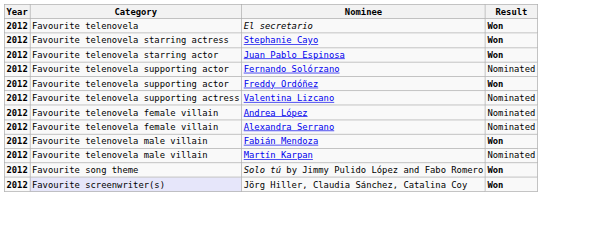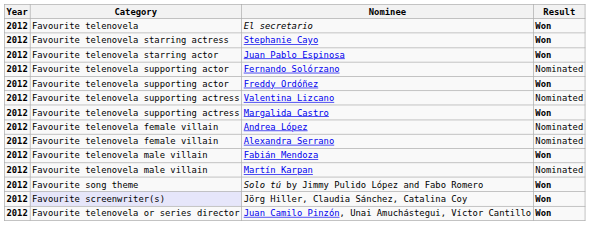+ row: (286, 112)
+ row: (387, 213)
